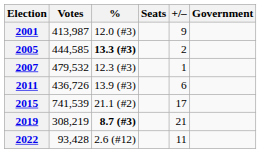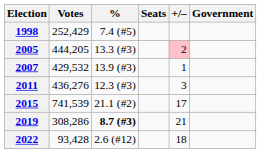+ row: (27, 31)
- row: (27, 31)
(70, 49) 444,585 -> (70, 49) 444,205
(115, 49) bold -> (115, 49) normal
(184, 49) no background -> (184, 49) pink background
(70, 67) 479,532 -> (70, 67) 429,532
(115, 67) 12.3 (#3) -> (115, 67) 13.9 (#3)
(70, 85) 436,726 -> (70, 85) 436,276
(115, 85) 13.9 (#3) -> (115, 85) 12.3 (#3)
(184, 85) 6 -> (184, 85) 3
(70, 121) 308,219 -> (70, 121) 308,286
(181, 139) 11 -> (181, 139) 18
